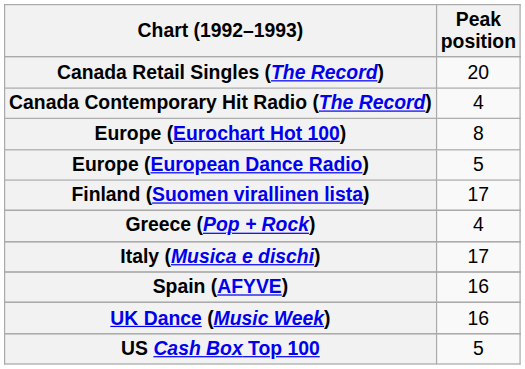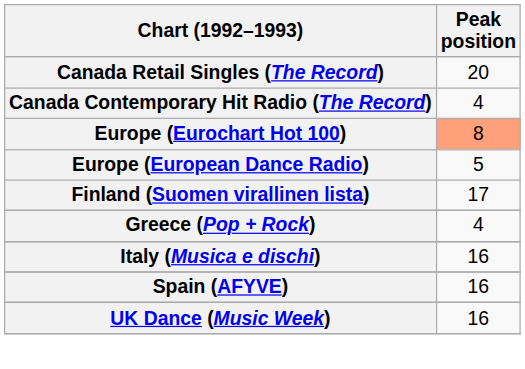(478, 133) no background -> (478, 133) lightsalmon background
(478, 256) 17 -> (478, 256) 16
- row: (220, 348)
